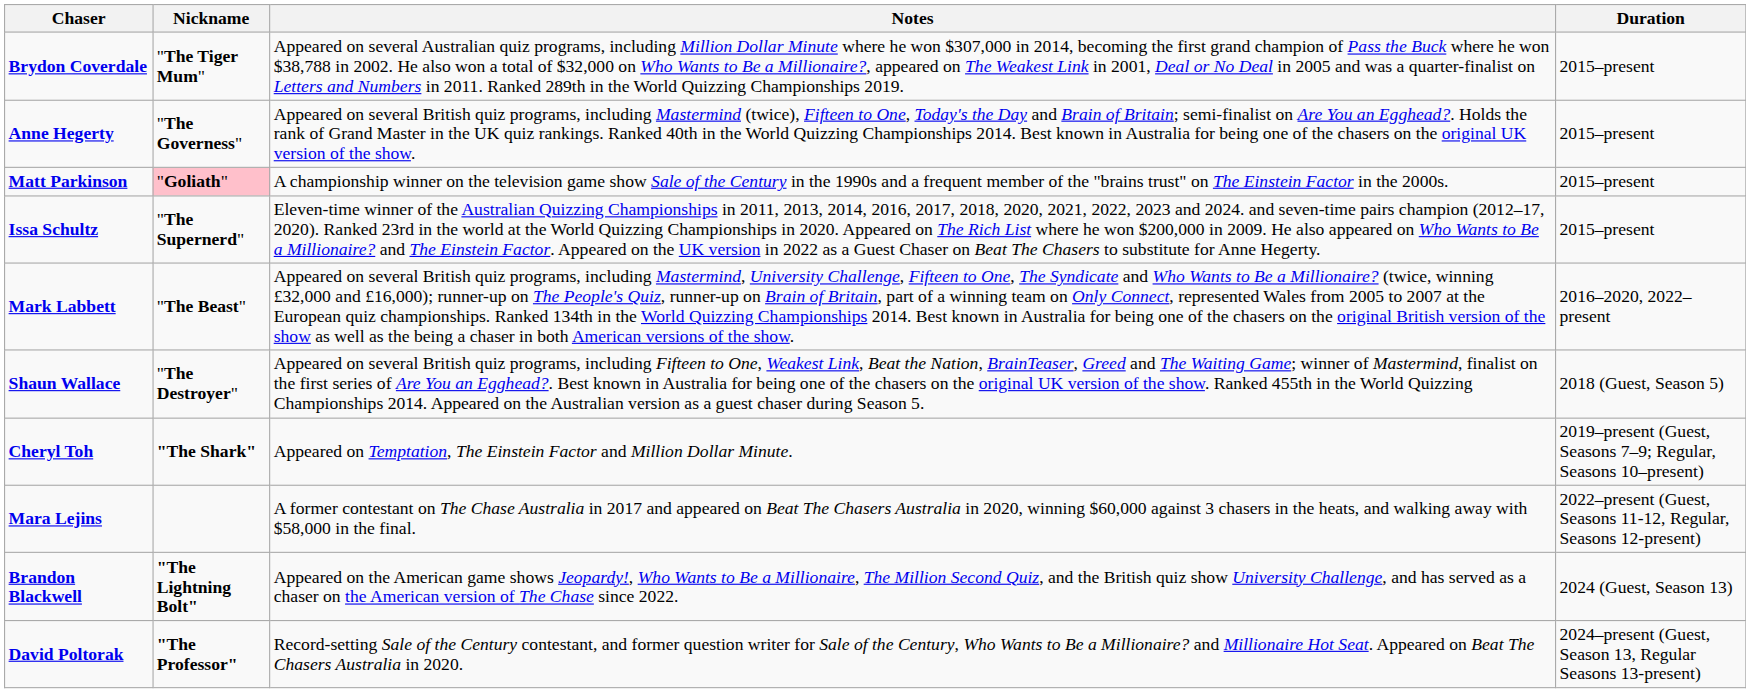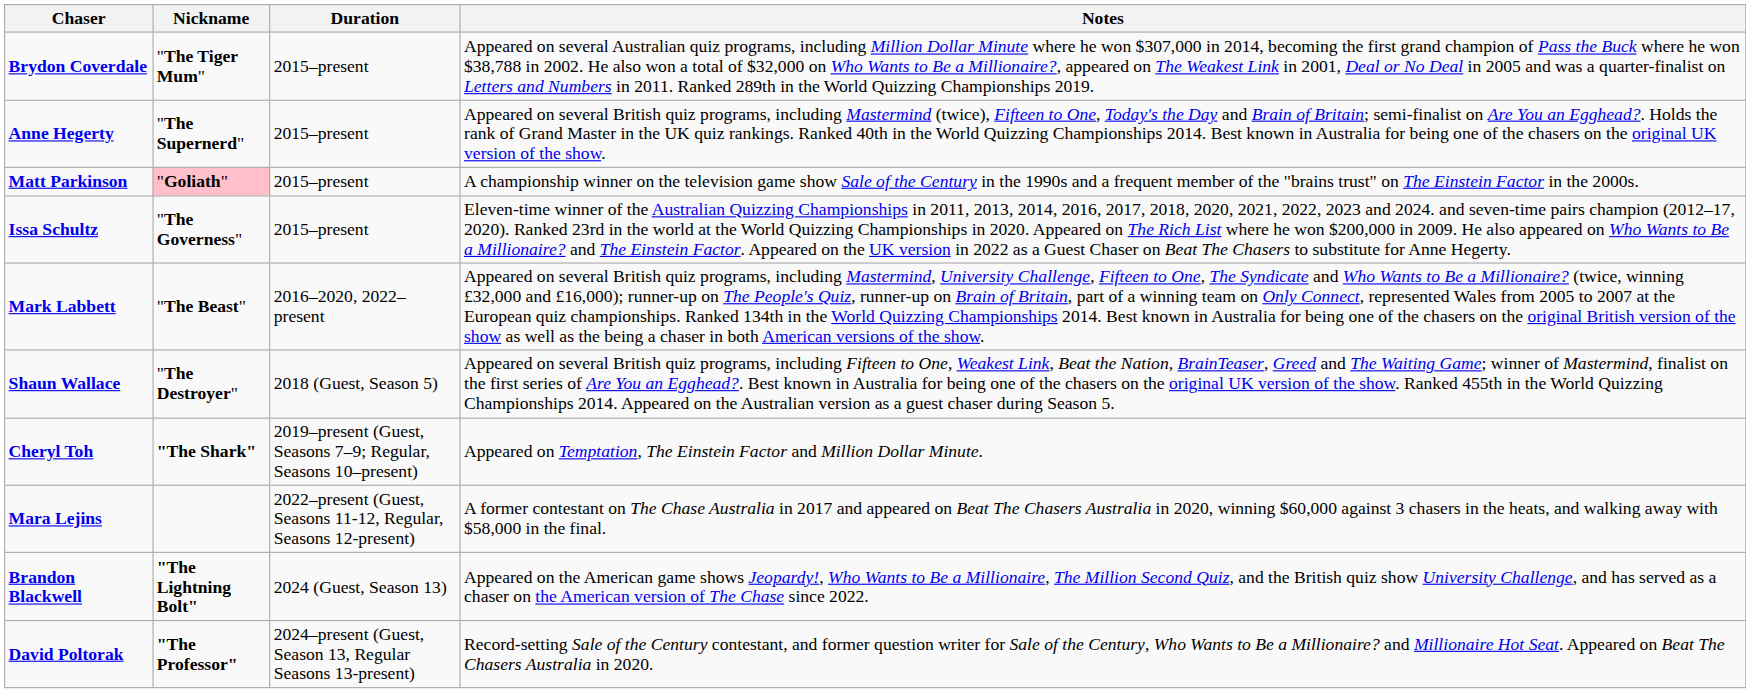columns swapped: (1651, 18) <-> (913, 18)
(199, 133) "The Governess" -> (200, 133) "The Supernerd"
(200, 229) "The Supernerd" -> (199, 229) "The Governess"
